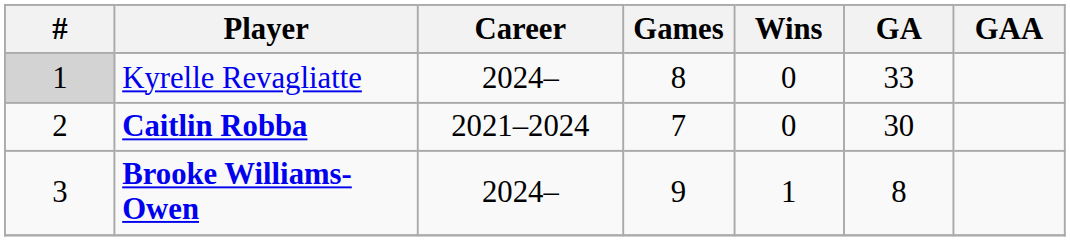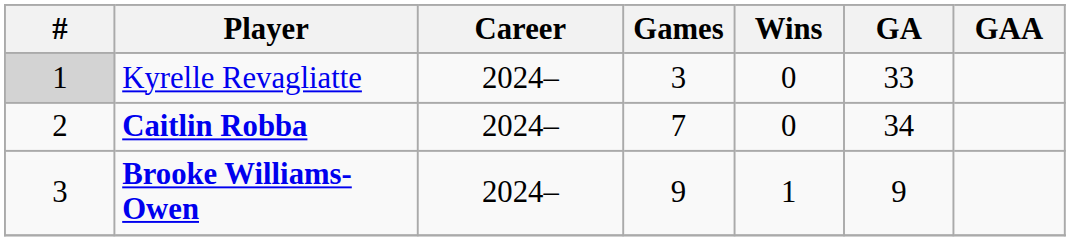(679, 77) 8 -> (679, 77) 3
(520, 126) 2021–2024 -> (520, 126) 2024–
(899, 126) 30 -> (899, 126) 34
(899, 192) 8 -> (899, 192) 9
